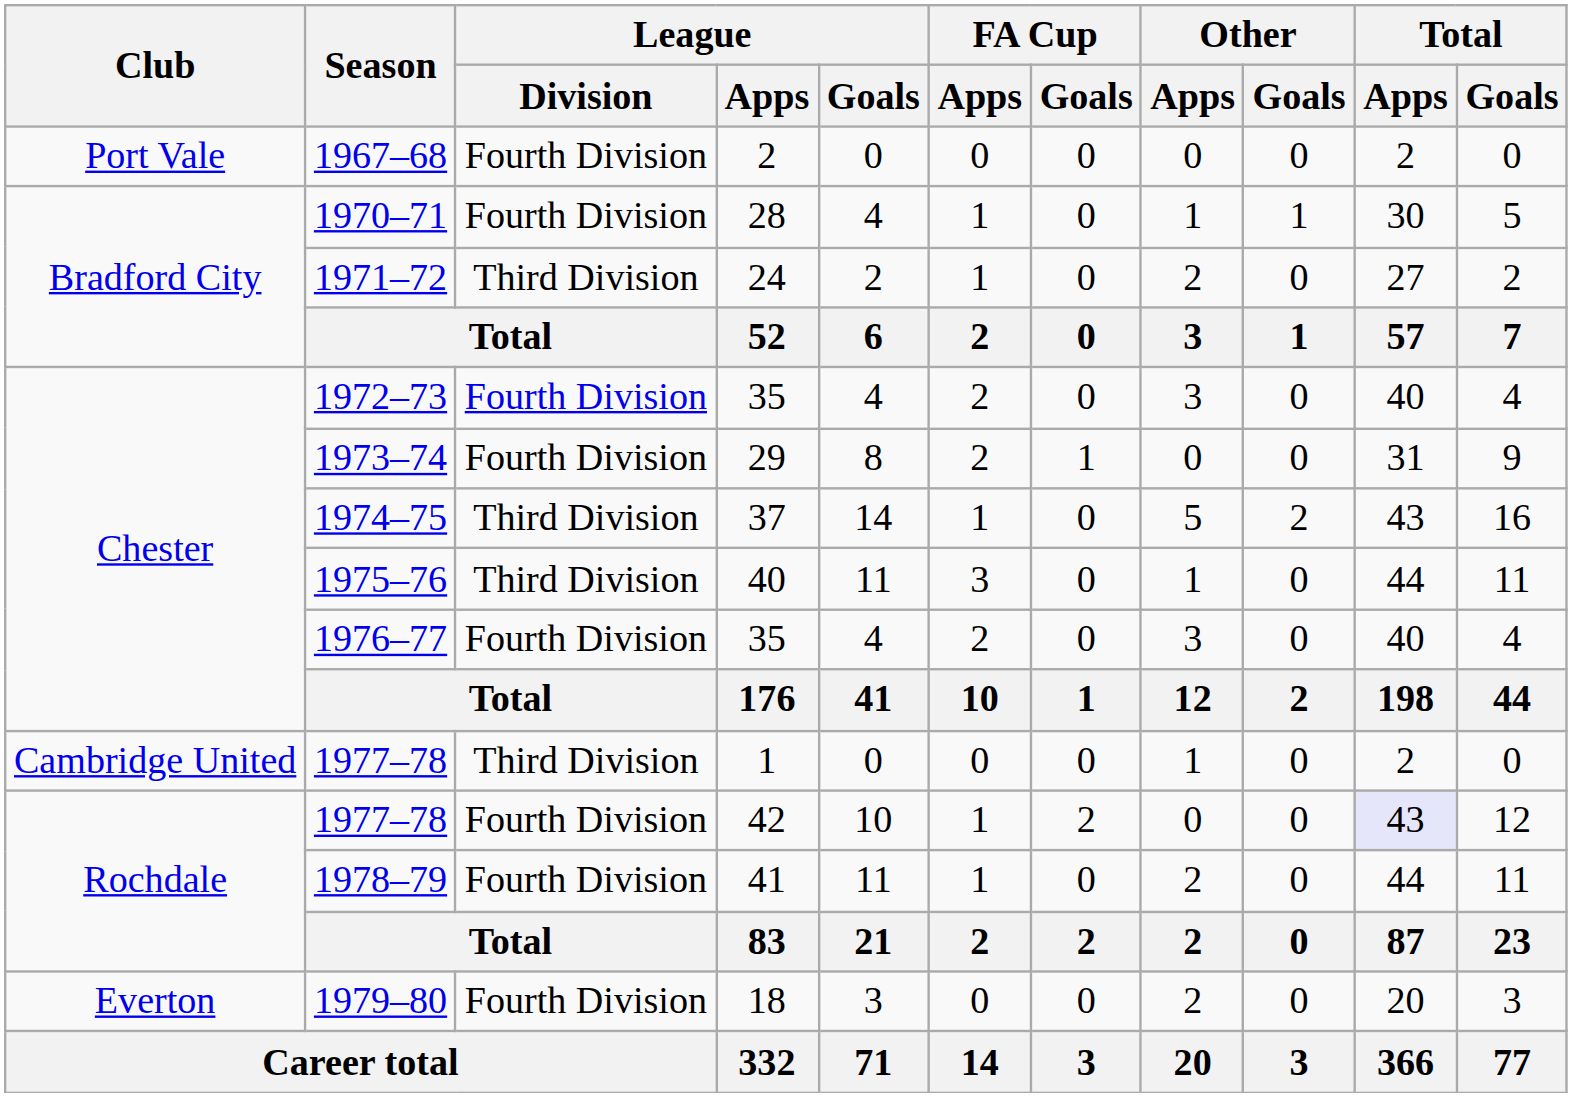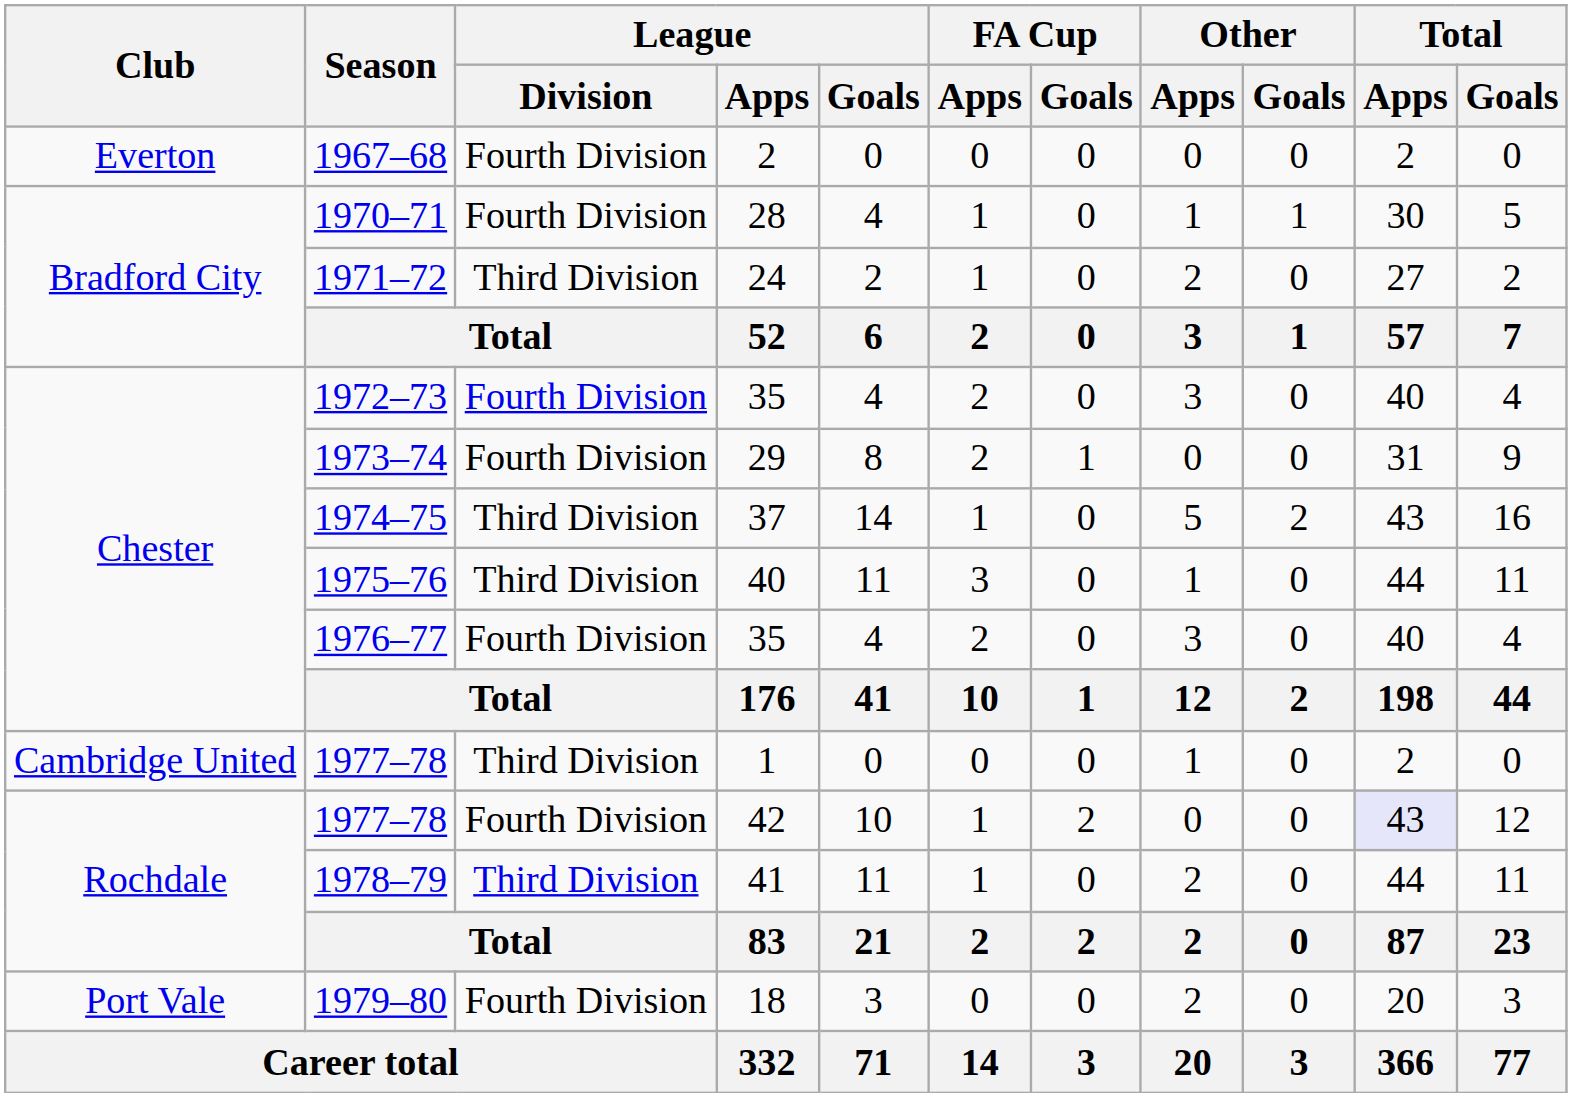(155, 155) Port Vale -> (155, 155) Everton
(586, 880) Fourth Division -> (586, 880) Third Division
(155, 1000) Everton -> (155, 1000) Port Vale
